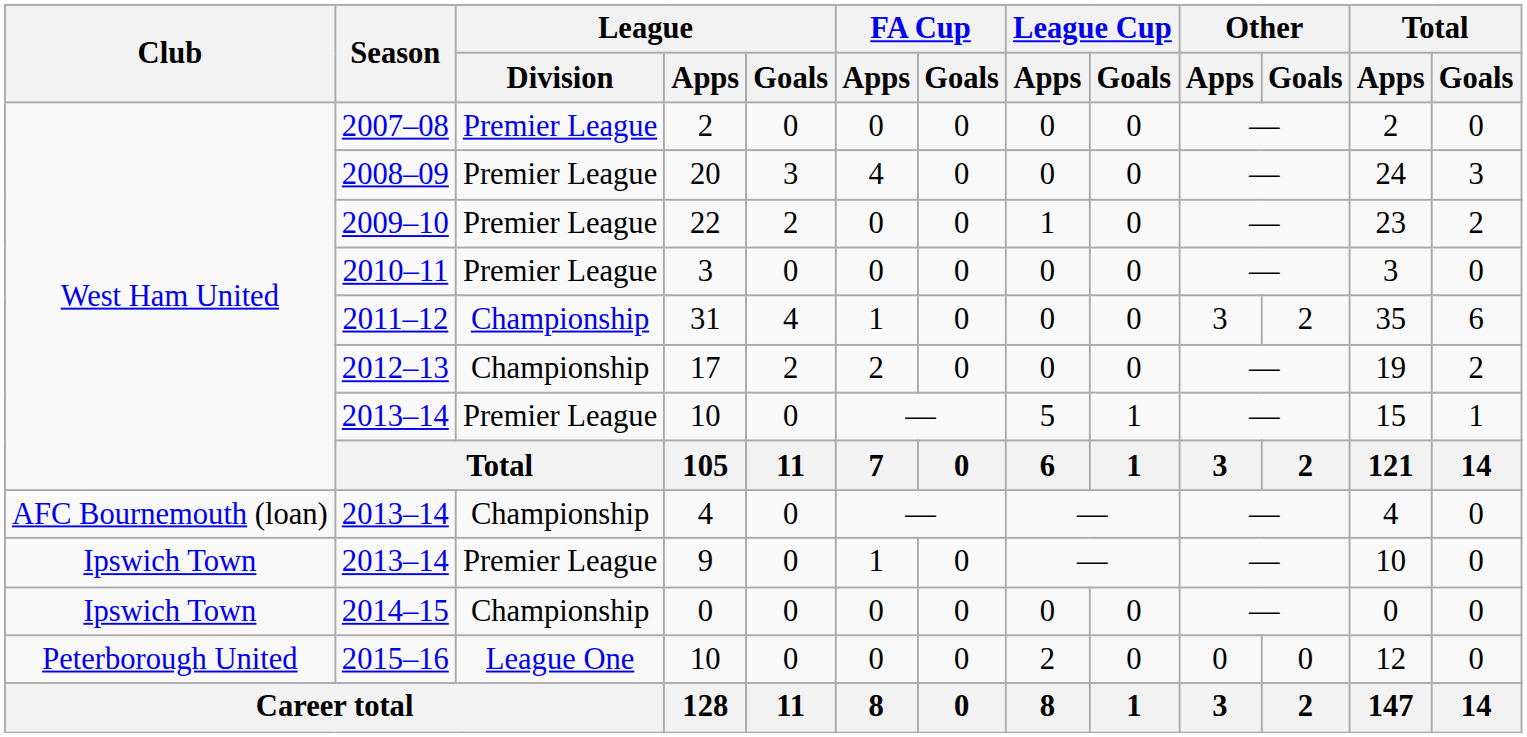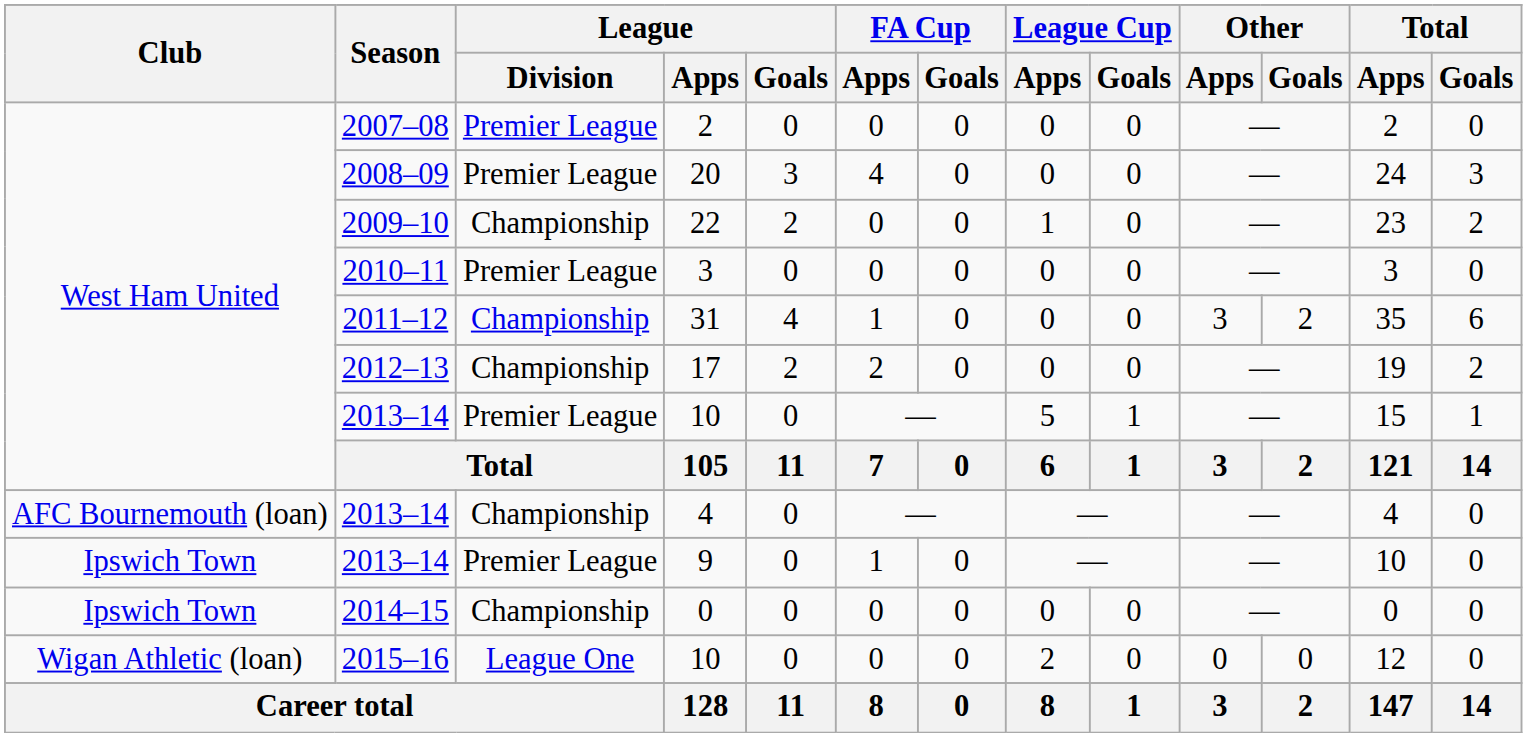(560, 222) Premier League -> (560, 222) Championship
(170, 658) Peterborough United -> (170, 658) Wigan Athletic (loan)
